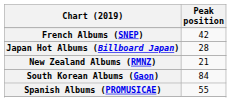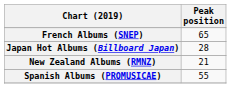(204, 35) 42 -> (204, 35) 65
- row: (93, 76)
